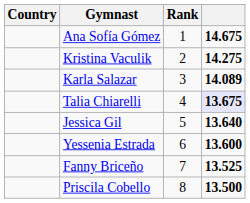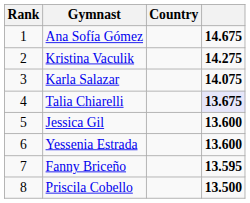columns swapped: (183, 15) <-> (32, 15)
(223, 79) 14.089 -> (223, 79) 14.075
(223, 123) 13.640 -> (223, 123) 13.600
(223, 166) 13.525 -> (223, 166) 13.595
